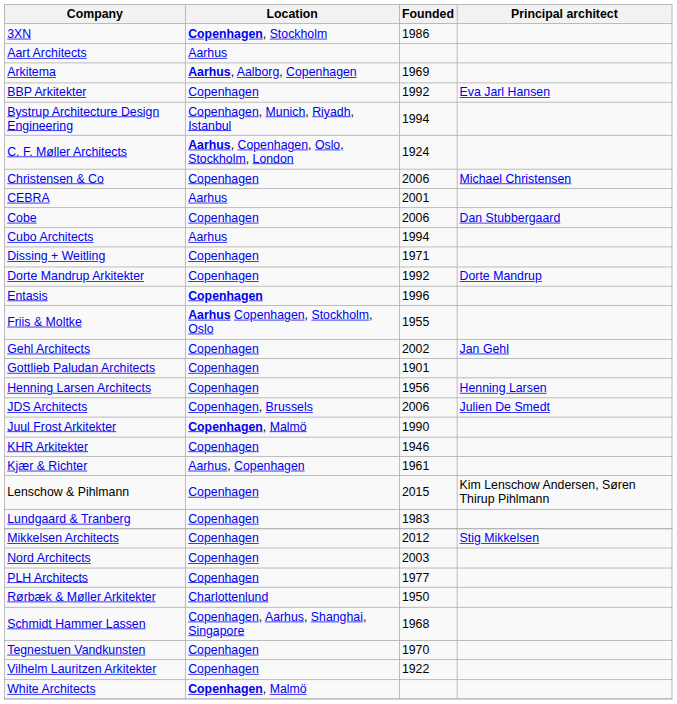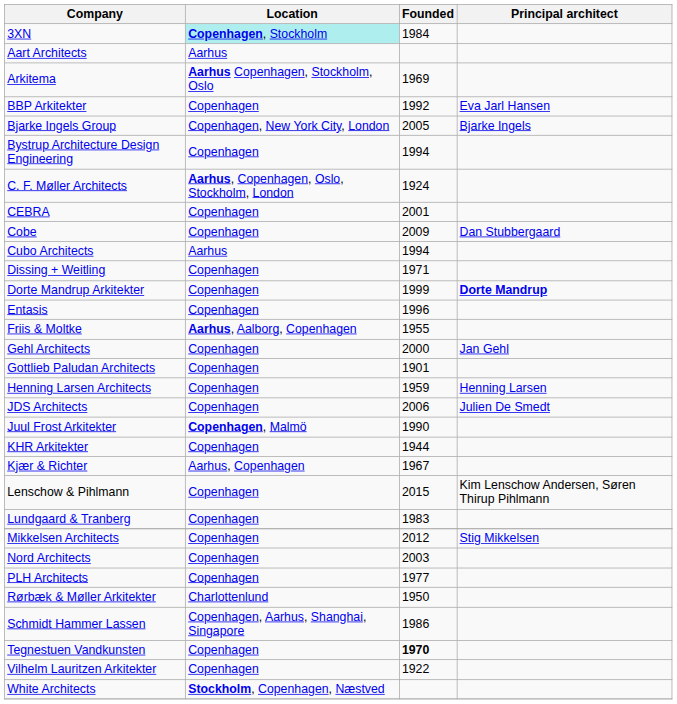(258, 33) no background -> (258, 33) paleturquoise background
(416, 33) 1986 -> (416, 33) 1984
(272, 72) Aarhus, Aalborg, Copenhagen -> (280, 79) Aarhus Copenhagen, Stockholm, Oslo
+ row: (62, 125)
(271, 118) Copenhagen, Munich, Riyadh, Istanbul -> (223, 152) Copenhagen
- row: (55, 178)
(208, 198) Aarhus -> (223, 212) Copenhagen
(416, 217) 2006 -> (416, 231) 2009
(416, 276) 1992 -> (416, 290) 1999
(501, 276) normal -> (503, 290) bold
(225, 295) bold -> (223, 309) normal
(280, 322) Aarhus Copenhagen, Stockholm, Oslo -> (272, 329) Aarhus, Aalborg, Copenhagen
(416, 348) 2002 -> (416, 348) 2000
(416, 388) 1956 -> (416, 388) 1959
(251, 407) Copenhagen, Brussels -> (223, 407) Copenhagen
(416, 446) 1946 -> (416, 446) 1944
(416, 466) 1961 -> (416, 466) 1967
(416, 623) 1968 -> (416, 623) 1986
(416, 650) normal -> (416, 650) bold
(247, 689) Copenhagen, Malmö -> (286, 689) Stockholm, Copenhagen, Næstved
